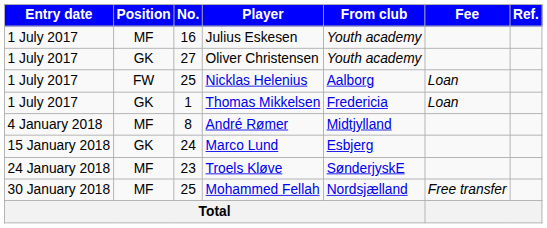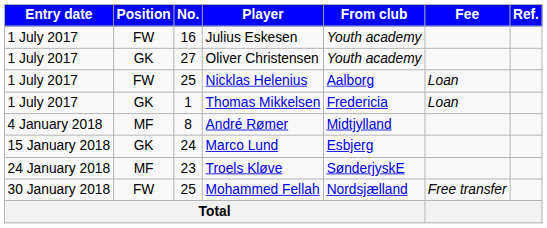(144, 37) MF -> (144, 37) FW
(144, 189) MF -> (144, 189) FW
